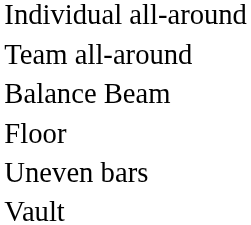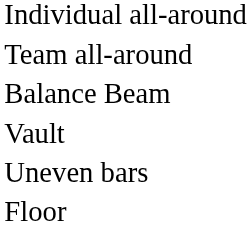rows swapped: (35, 133) <-> (35, 211)
